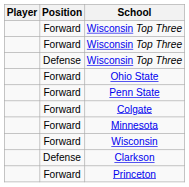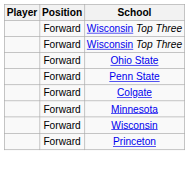- row: (62, 61)
- row: (62, 158)
